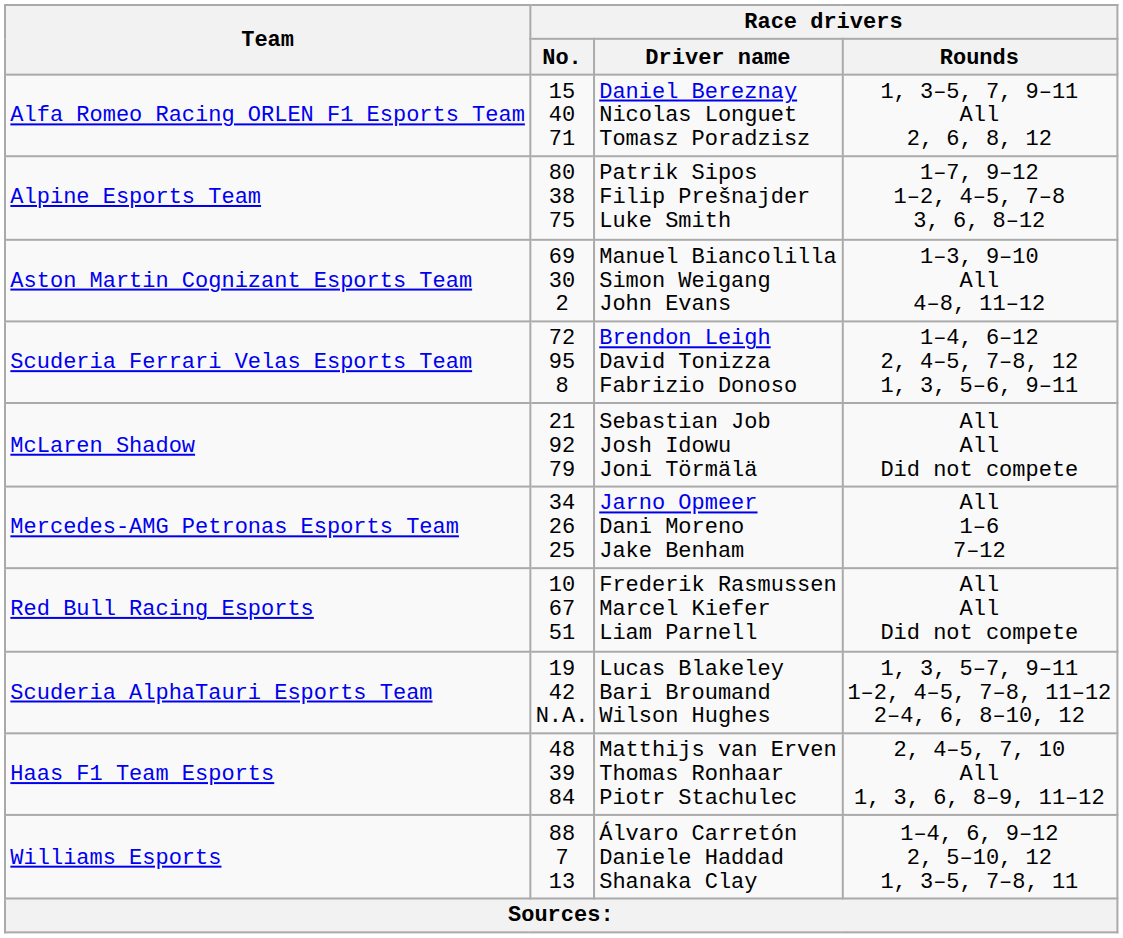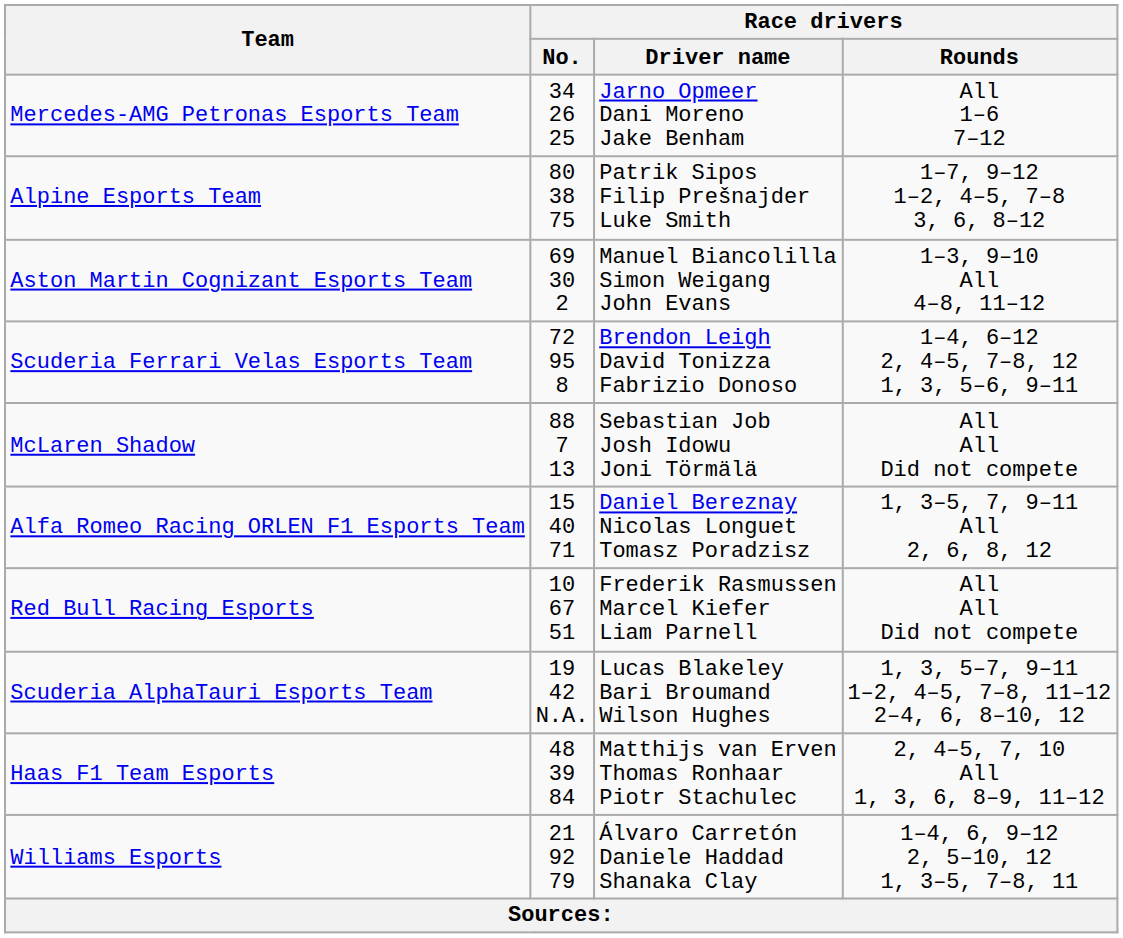rows swapped: (268, 116) <-> (235, 528)
(562, 445) 21 92 79 -> (562, 445) 88 7 13
(562, 857) 88 7 13 -> (562, 857) 21 92 79
